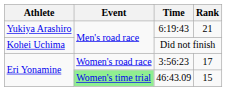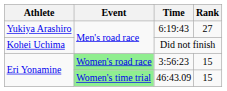(208, 29) 21 -> (208, 29) 27
(114, 62) no background -> (114, 62) lightgreen background
(208, 62) 17 -> (208, 62) 15
